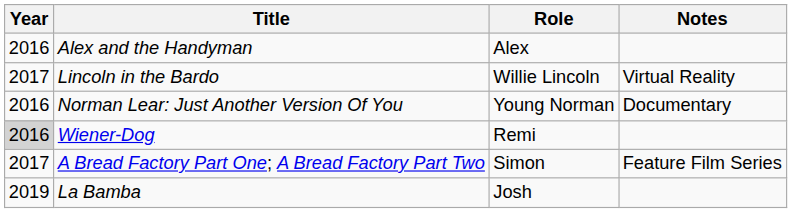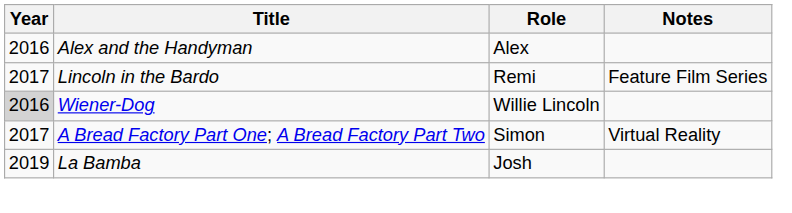(546, 76) Willie Lincoln -> (515, 76) Remi
(679, 76) Virtual Reality -> (688, 76) Feature Film Series
- row: (230, 105)
(515, 134) Remi -> (546, 105) Willie Lincoln
(702, 163) Feature Film Series -> (664, 134) Virtual Reality
